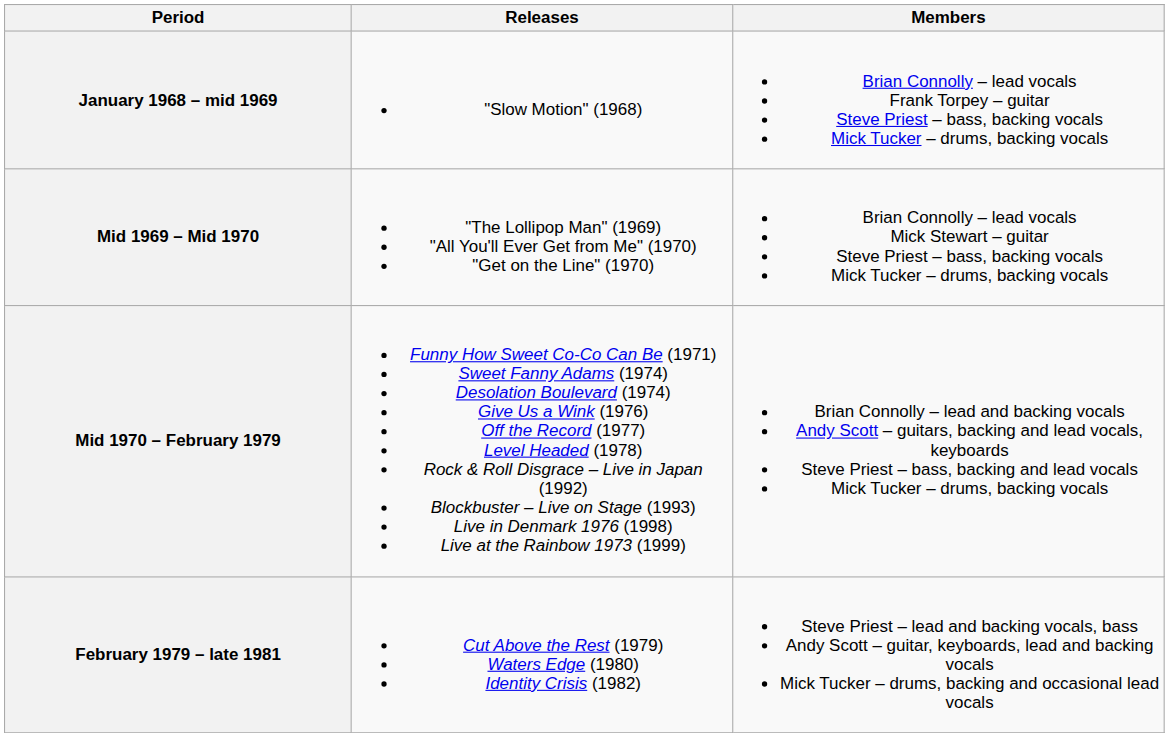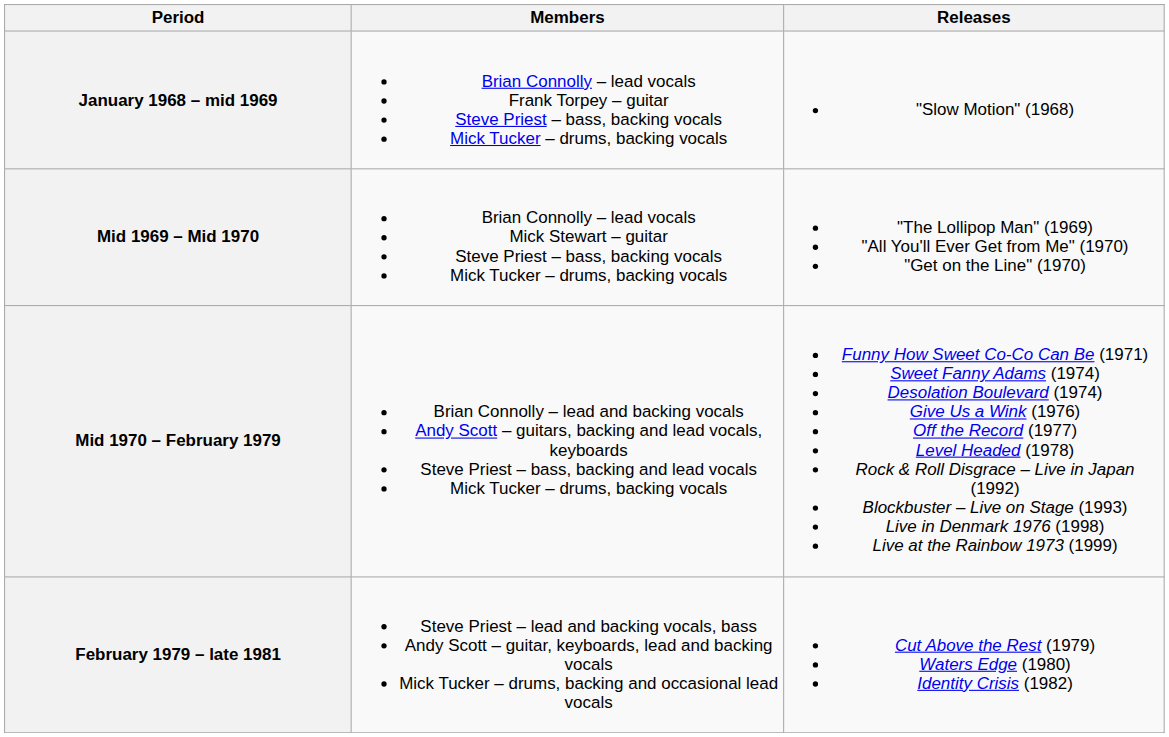columns swapped: (948, 17) <-> (542, 17)
